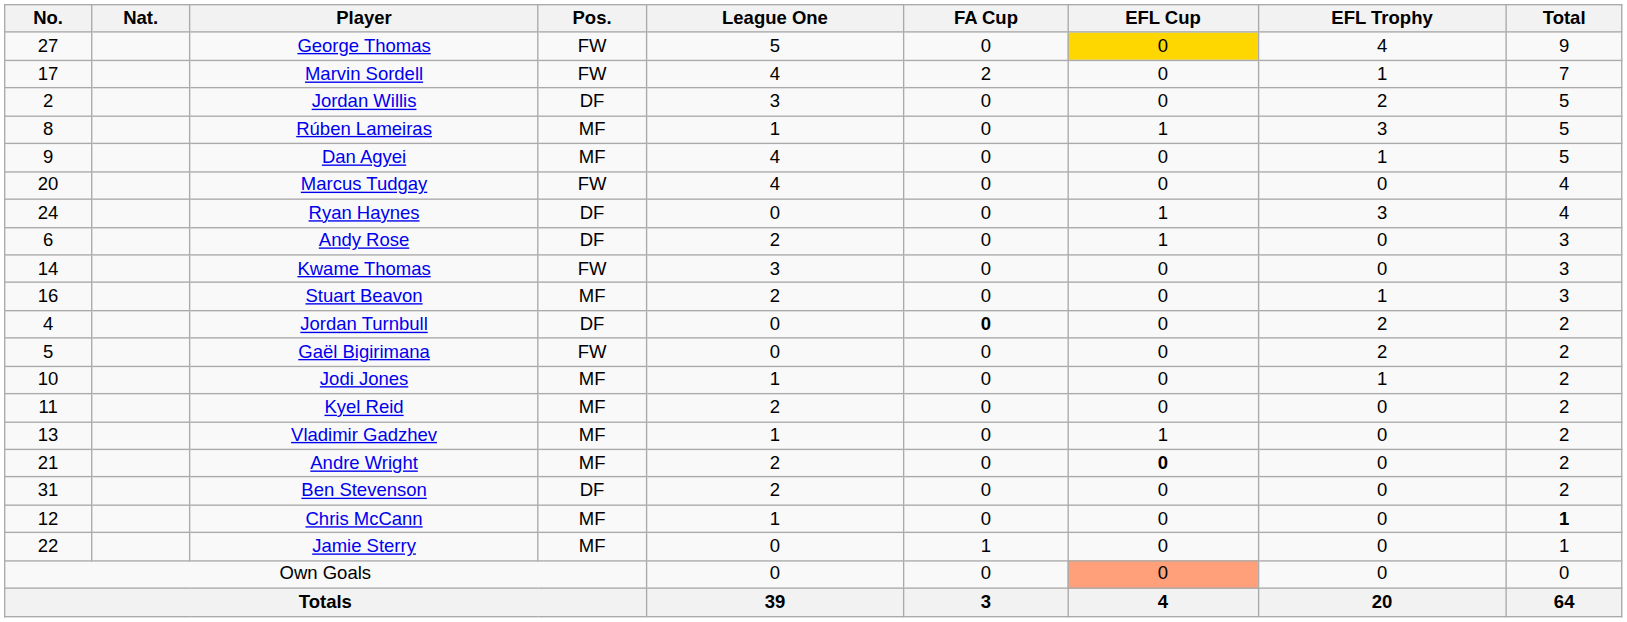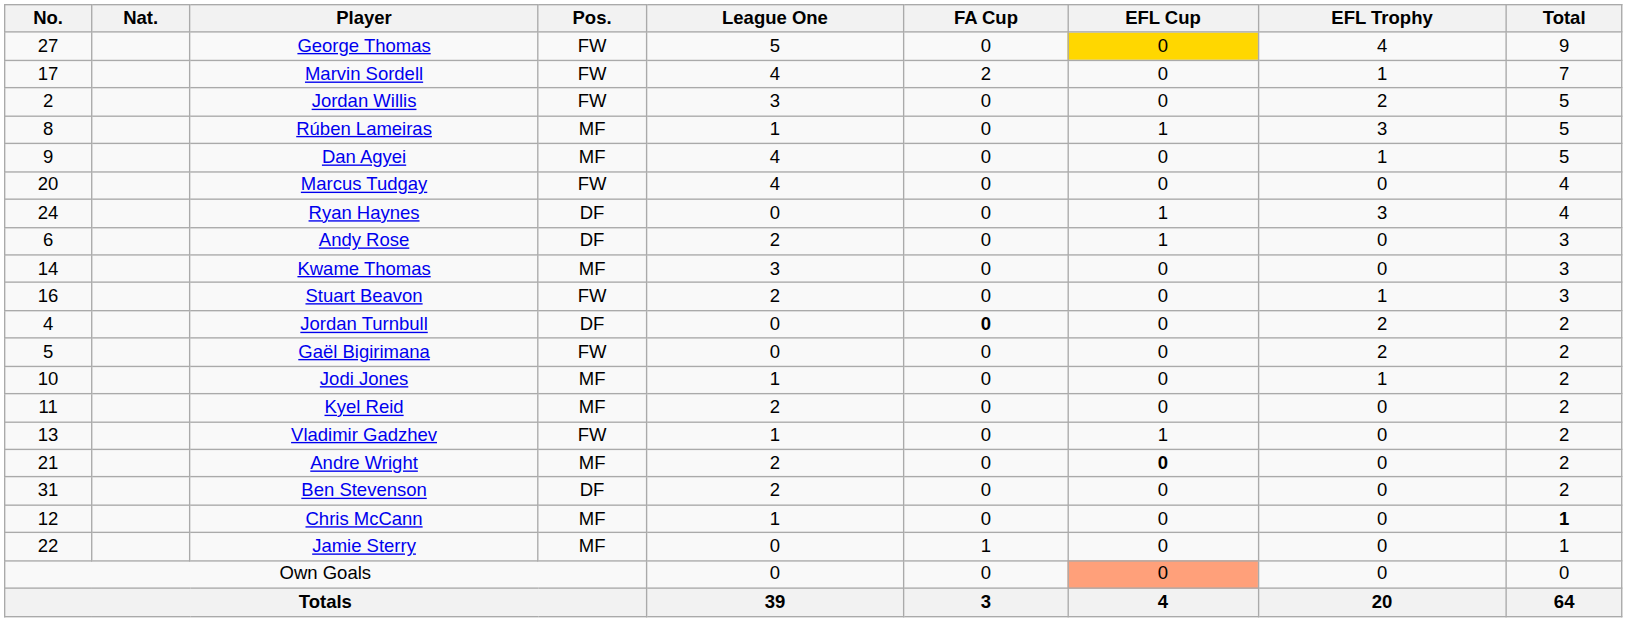(592, 101) DF -> (592, 101) FW
(592, 268) FW -> (592, 268) MF
(592, 295) MF -> (592, 295) FW
(592, 434) MF -> (592, 434) FW
